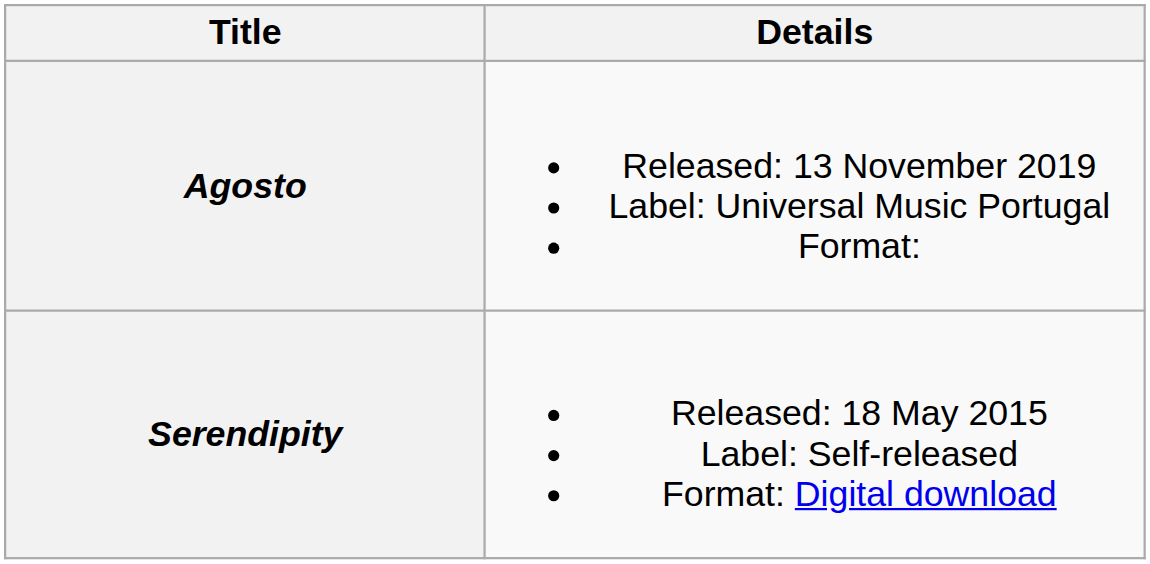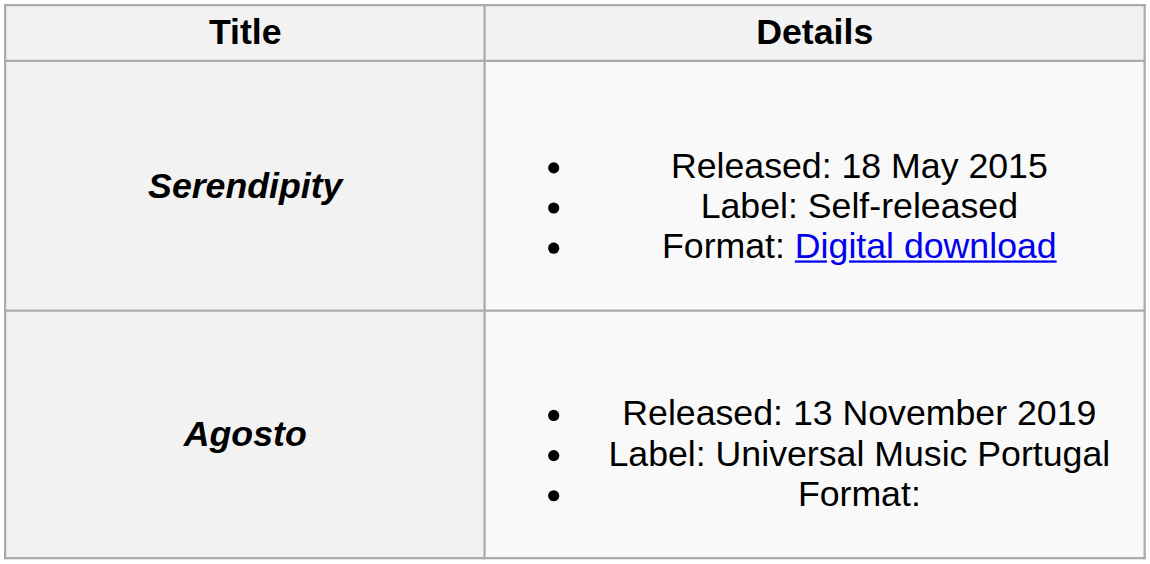rows swapped: (245, 433) <-> (245, 185)
